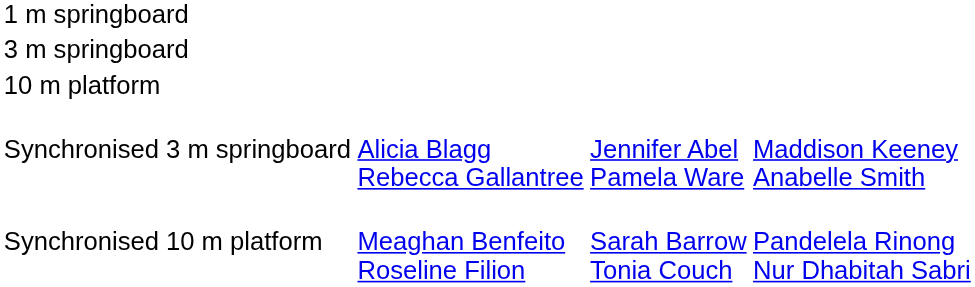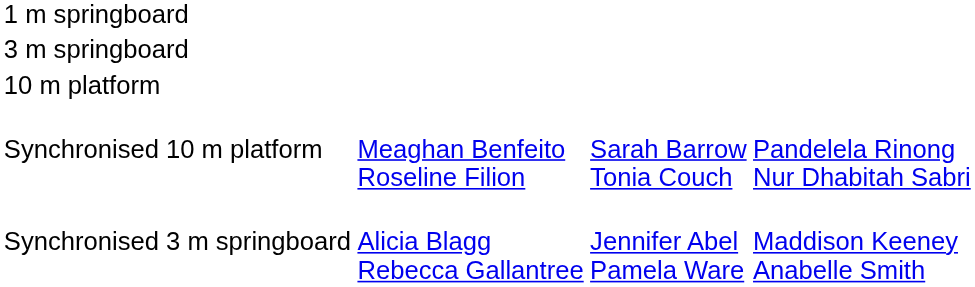rows swapped: (177, 149) <-> (163, 242)
